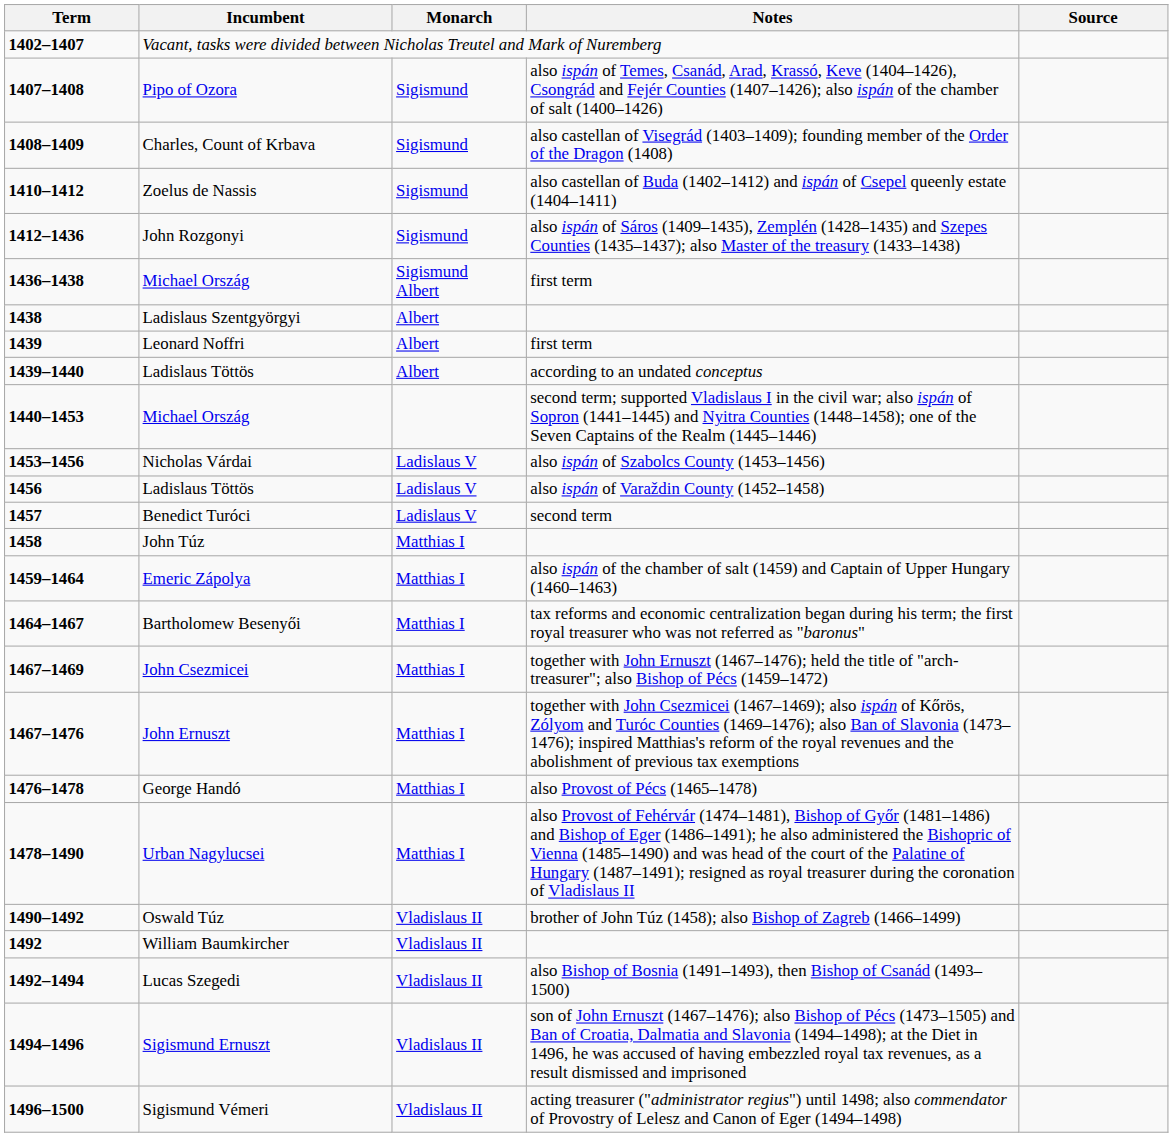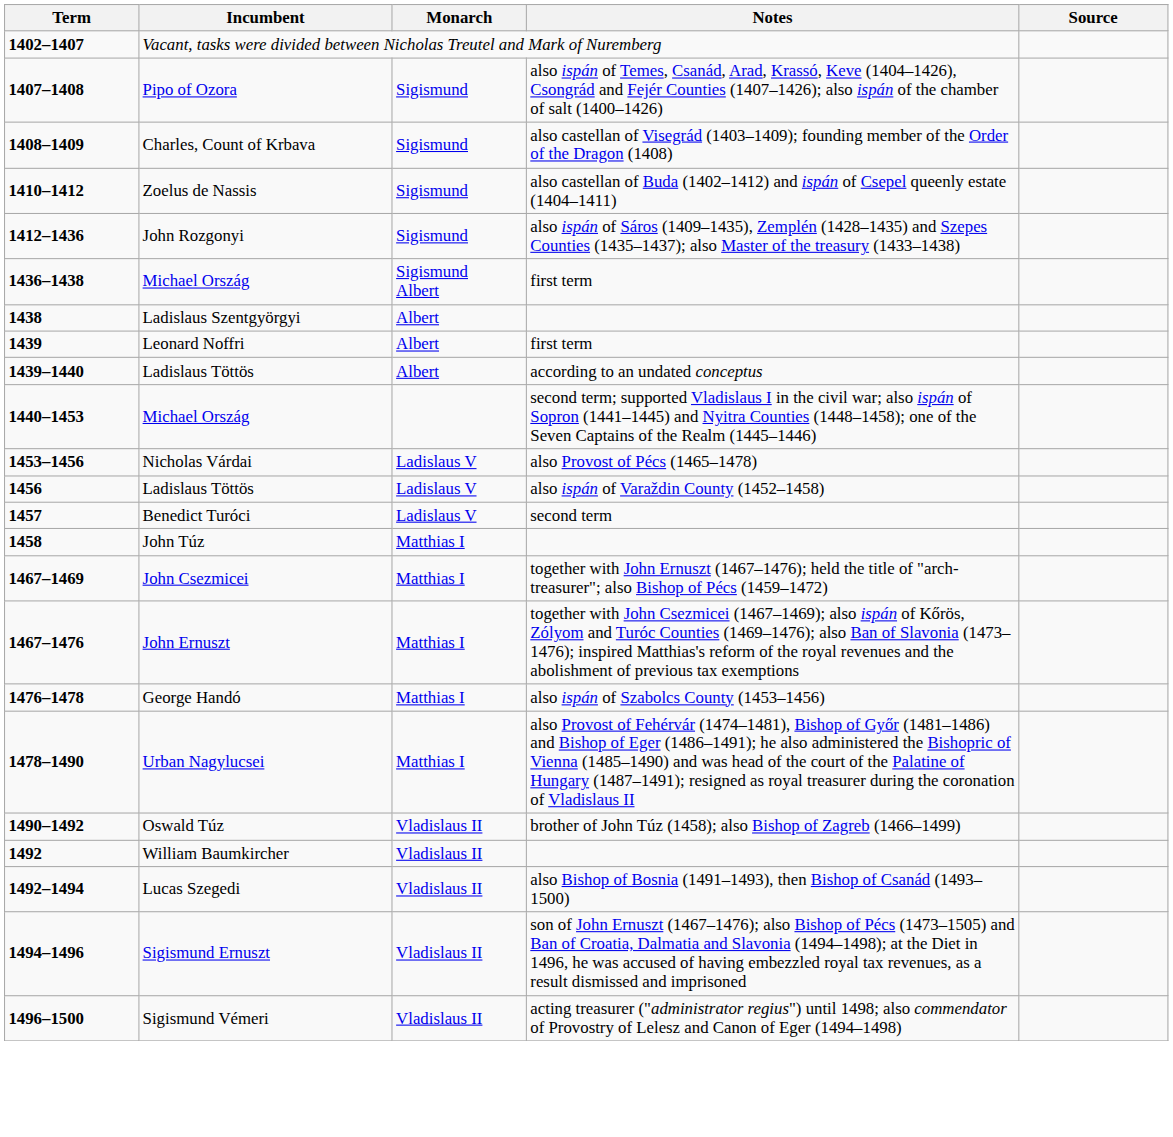(678, 462) also ispán of Szabolcs County (1453–1456) -> (644, 462) also Provost of Pécs (1465–1478)
- row: (46, 578)
- row: (46, 623)
(644, 788) also Provost of Pécs (1465–1478) -> (678, 697) also ispán of Szabolcs County (1453–1456)
